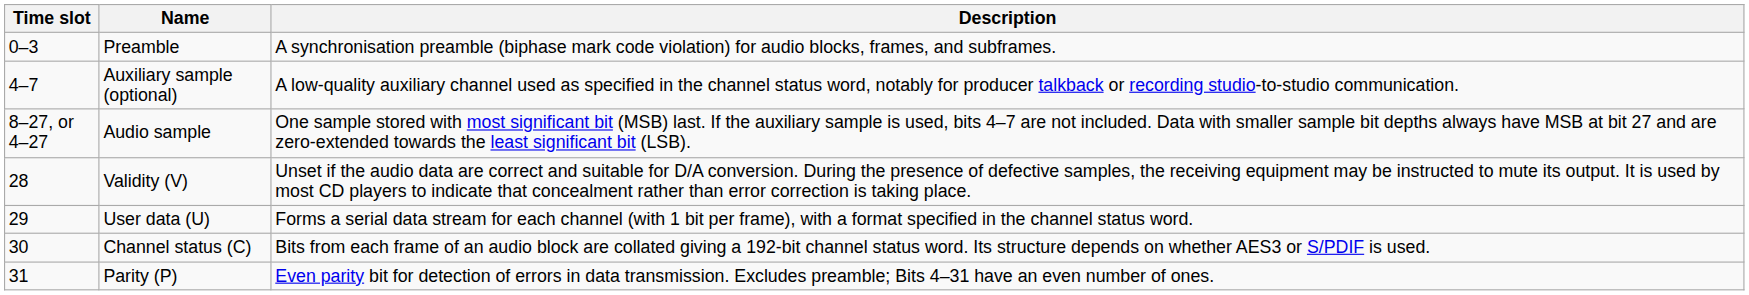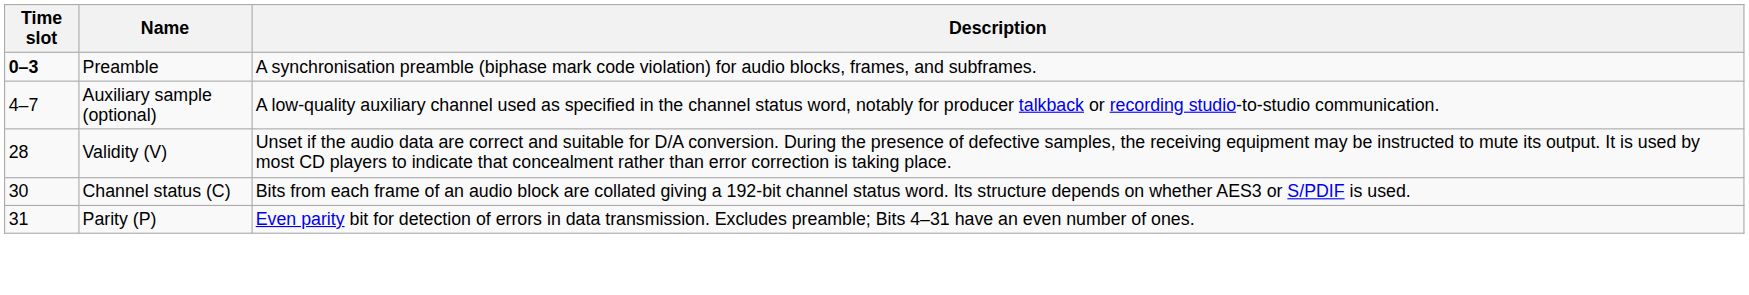(23, 46) normal -> (23, 66) bold
- row: (157, 133)
- row: (157, 219)
